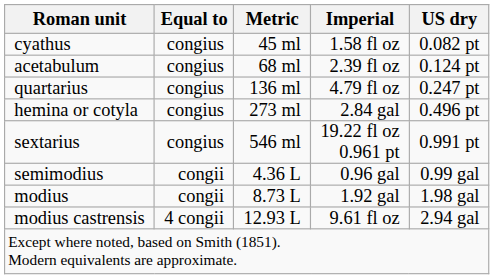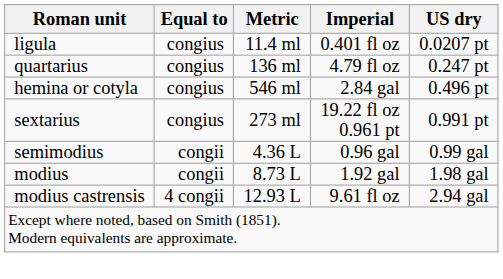+ row: (35, 44)
- row: (42, 44)
- row: (57, 66)
(275, 110) 273 ml -> (275, 88) 546 ml
(275, 142) 546 ml -> (275, 120) 273 ml
